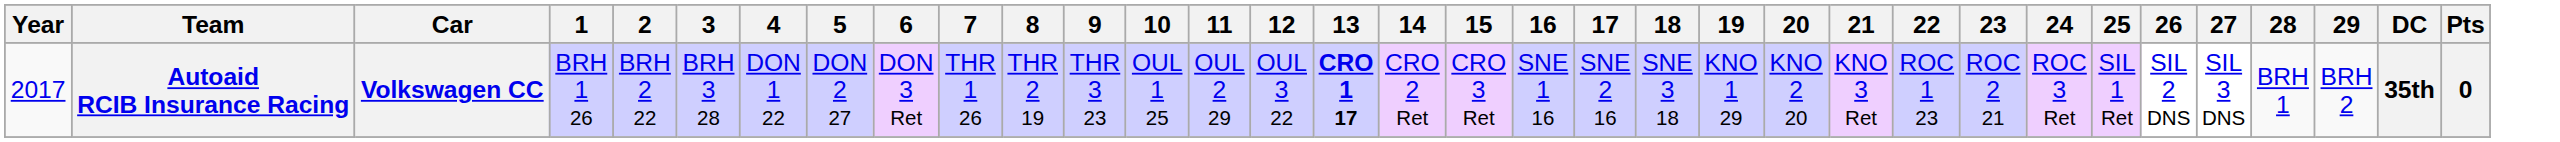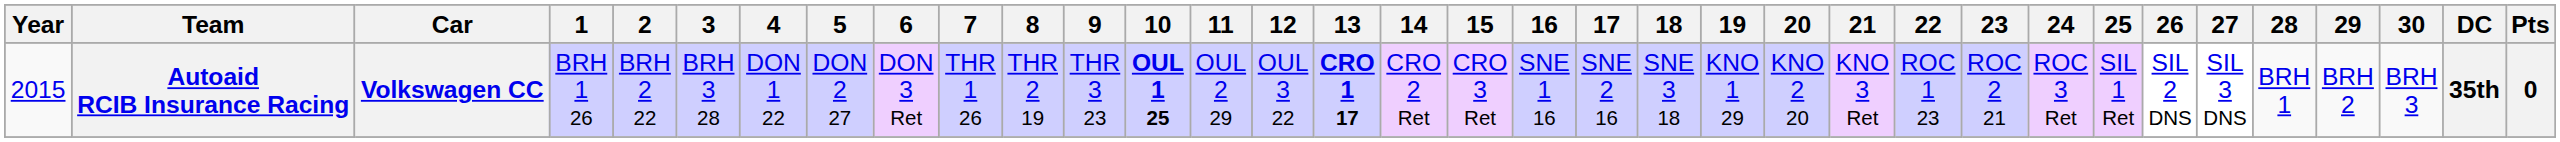+ column: (2411, 24)
(38, 90) 2017 -> (38, 90) 2015
(1157, 89) normal -> (1158, 90) bold
